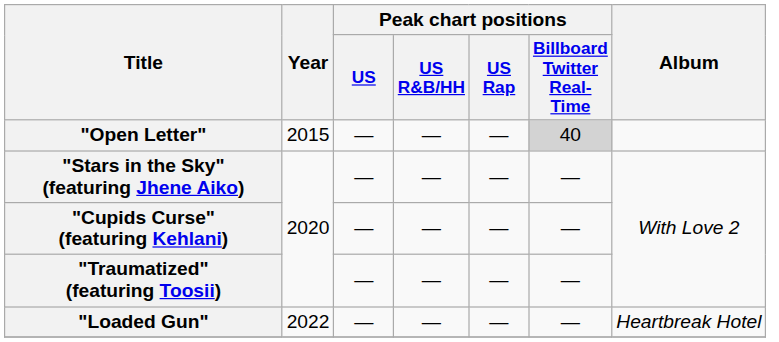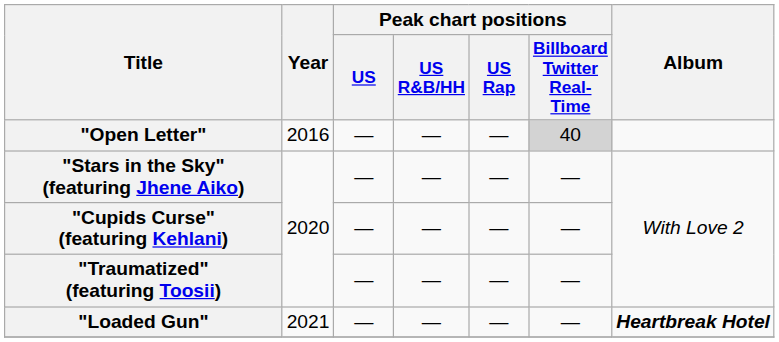(308, 135) 2015 -> (308, 135) 2016
(308, 321) 2022 -> (308, 321) 2021
(689, 321) normal -> (693, 321) bold
